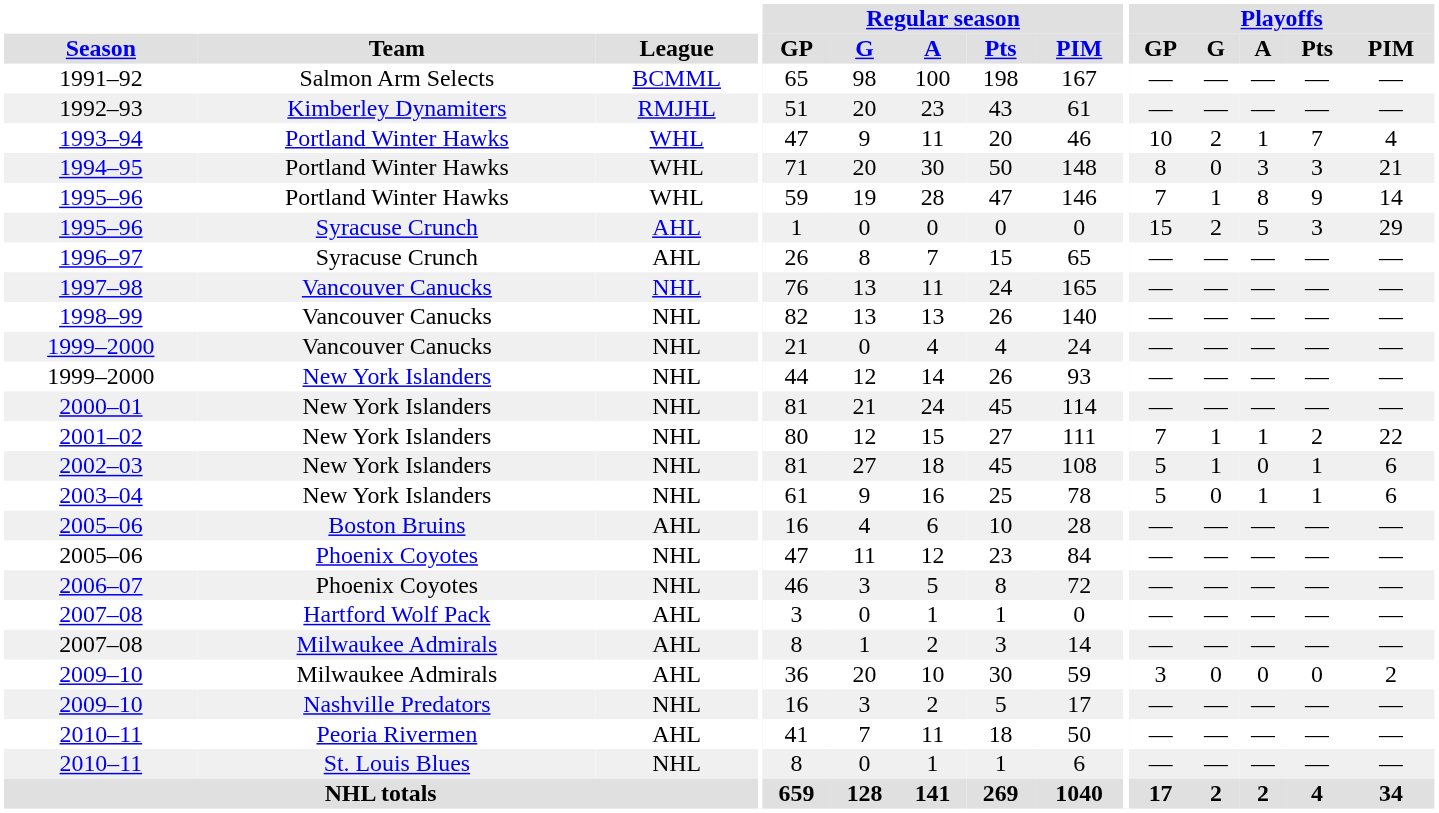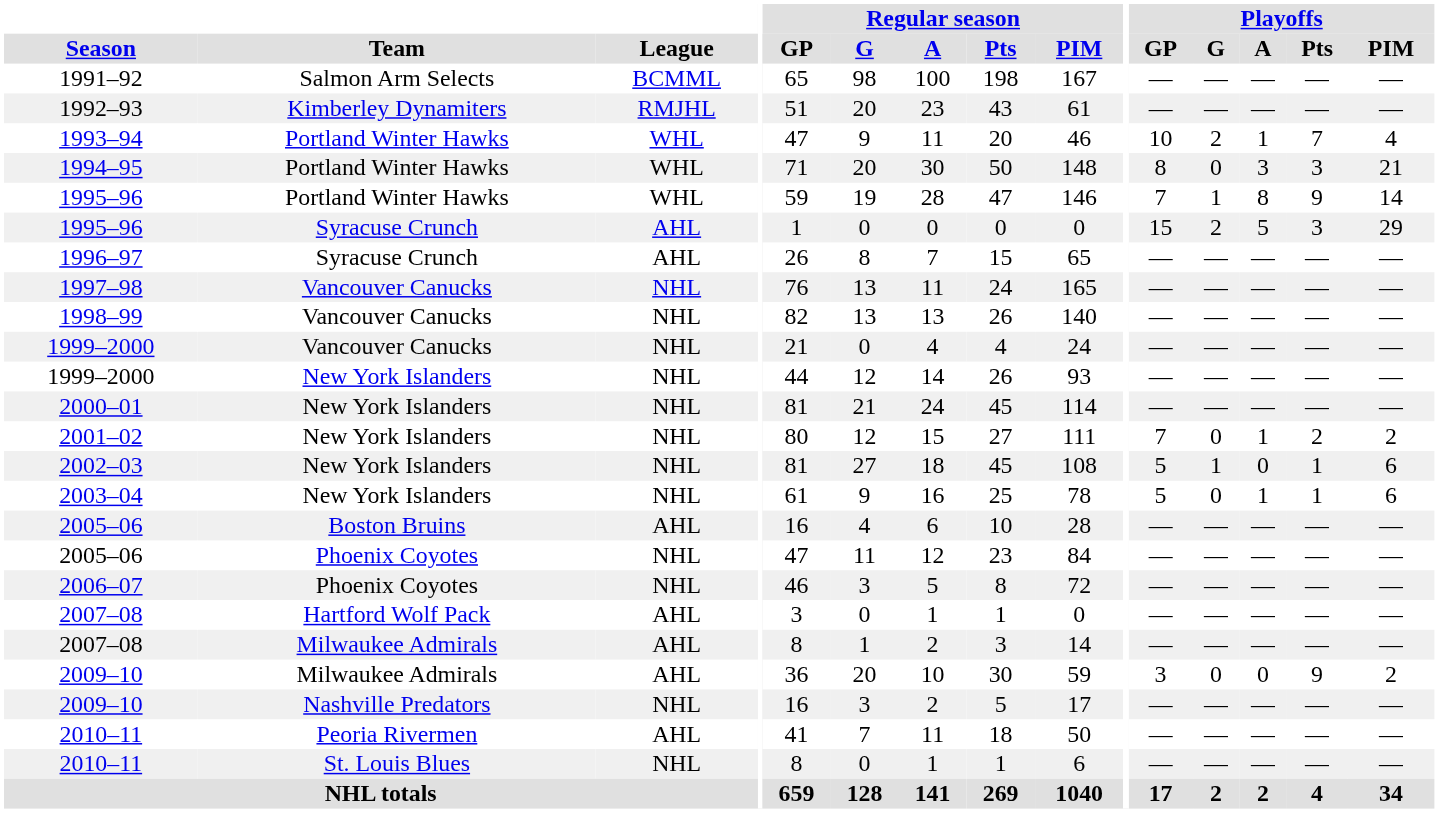(1216, 435) 1 -> (1216, 435) 0
(1391, 435) 22 -> (1391, 435) 2
(1317, 674) 0 -> (1317, 674) 9
